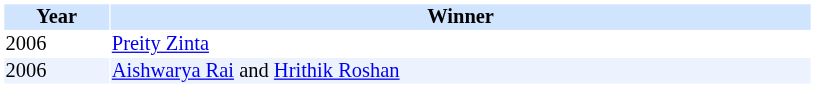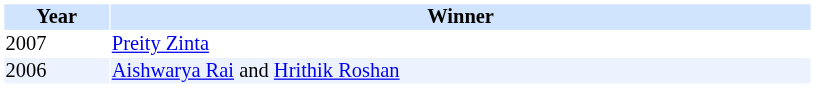(26, 43) 2006 -> (26, 43) 2007
